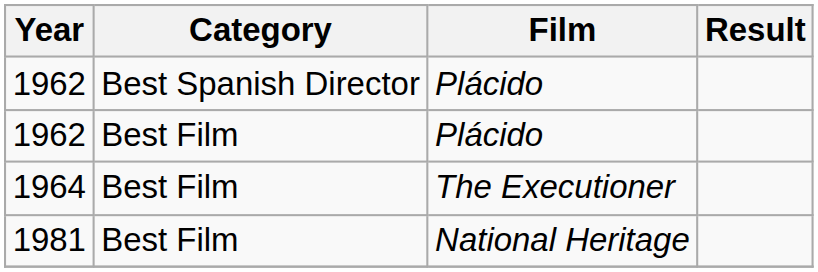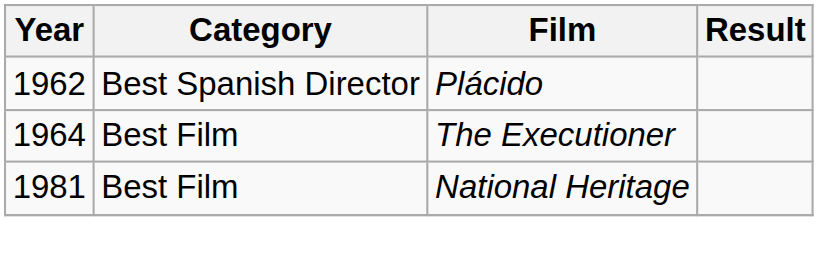- row: (49, 135)
